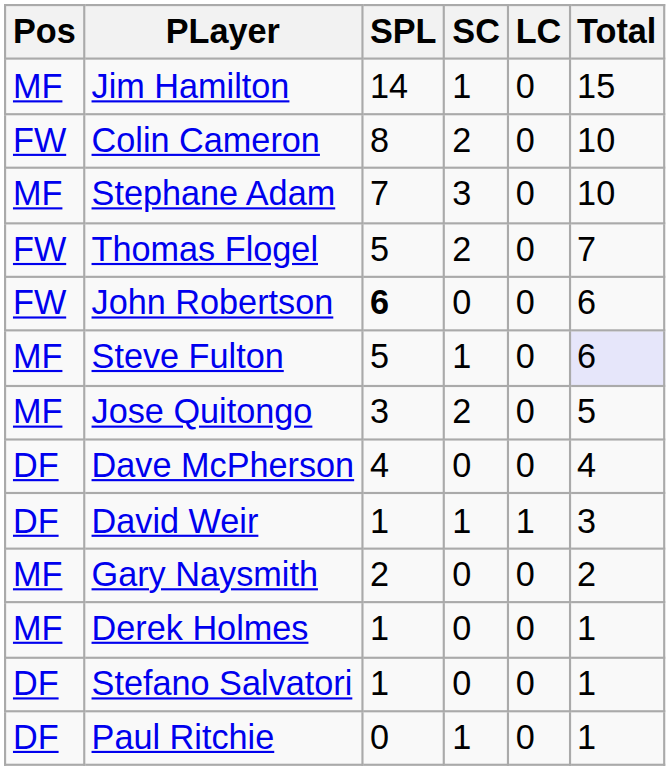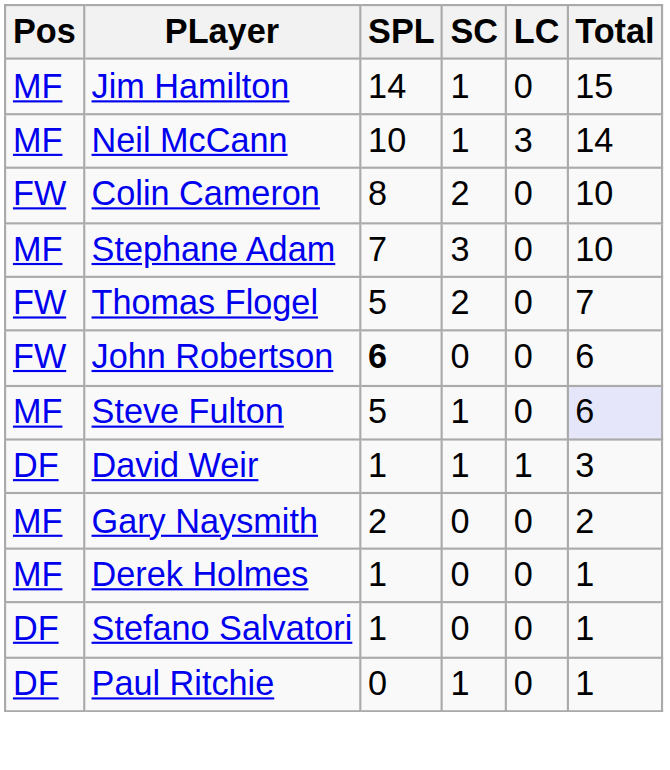+ row: (190, 140)
- row: (202, 411)
- row: (223, 466)
